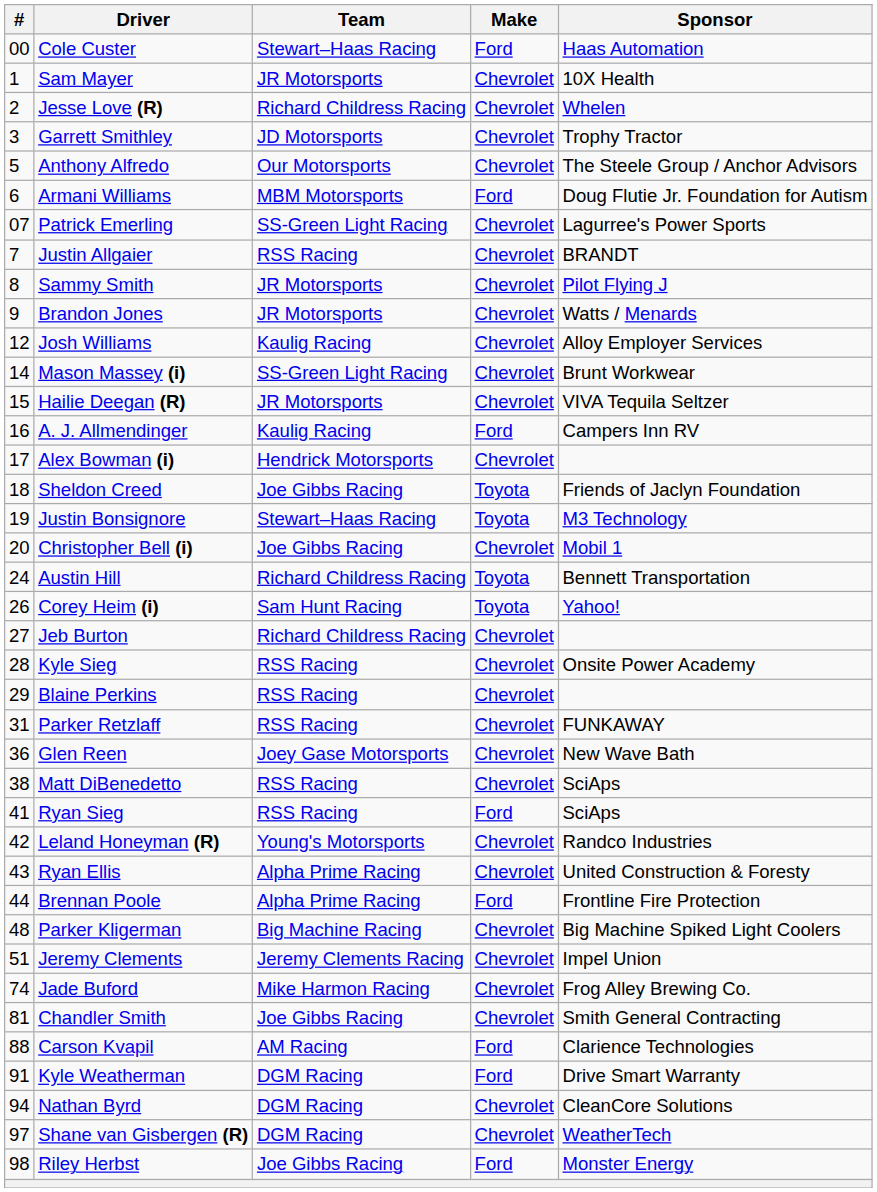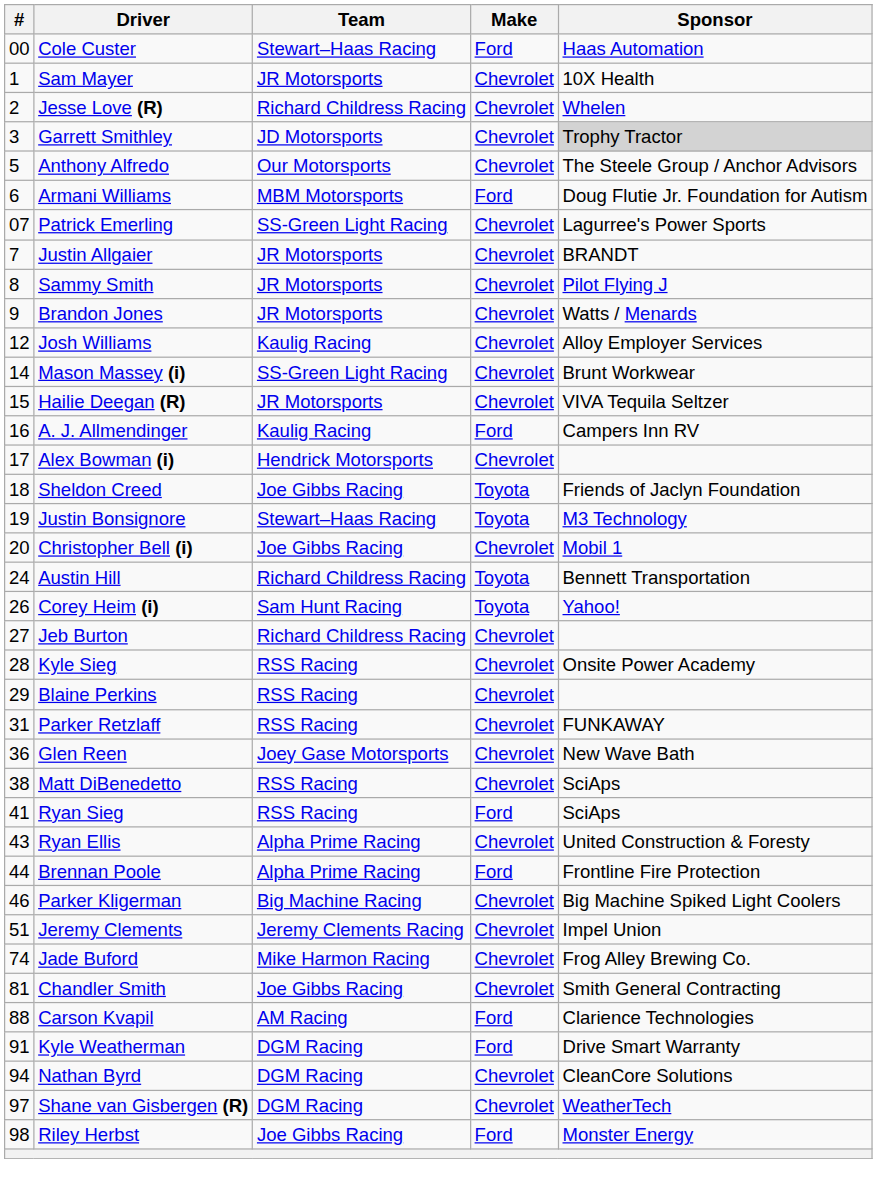(622, 137) no background -> (622, 137) lightgrey background
(307, 254) RSS Racing -> (320, 254) JR Motorsports
- row: (129, 841)
(19, 930) 48 -> (19, 900) 46
